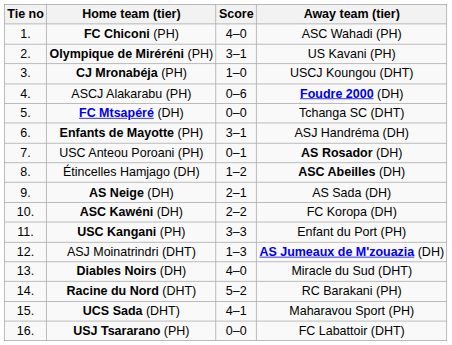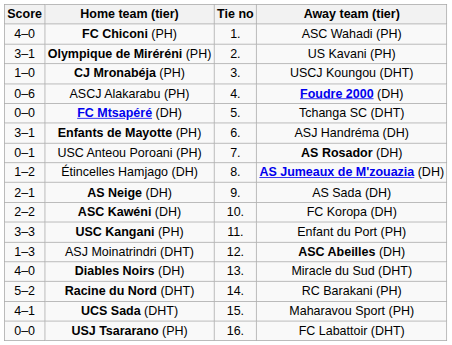columns swapped: (26, 14) <-> (236, 14)
(352, 172) ASC Abeilles (DH) -> (352, 172) AS Jumeaux de M'zouazia (DH)
(352, 251) AS Jumeaux de M'zouazia (DH) -> (352, 251) ASC Abeilles (DH)
